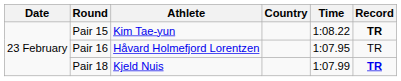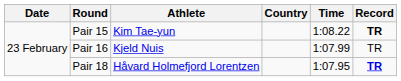(186, 48) Håvard Holmefjord Lorentzen -> (138, 48) Kjeld Nuis
(331, 48) 1:07.95 -> (331, 48) 1:07.99
(138, 66) Kjeld Nuis -> (186, 66) Håvard Holmefjord Lorentzen
(331, 66) 1:07.99 -> (331, 66) 1:07.95
